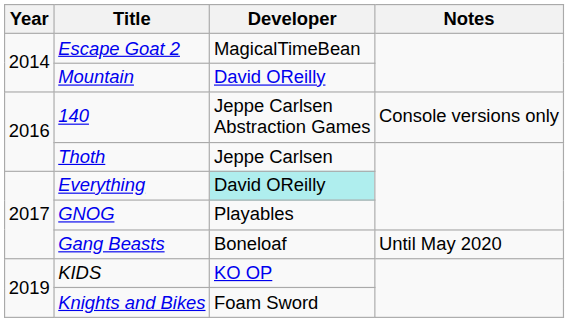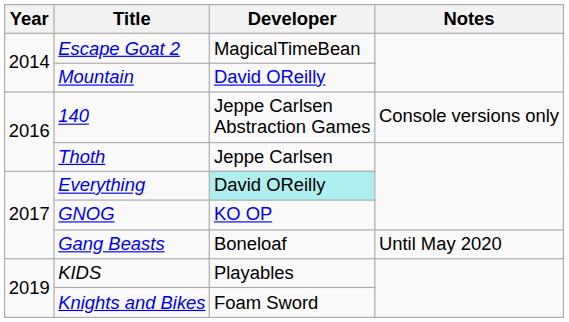(254, 214) Playables -> (243, 214) KO OP
(243, 273) KO OP -> (254, 273) Playables
